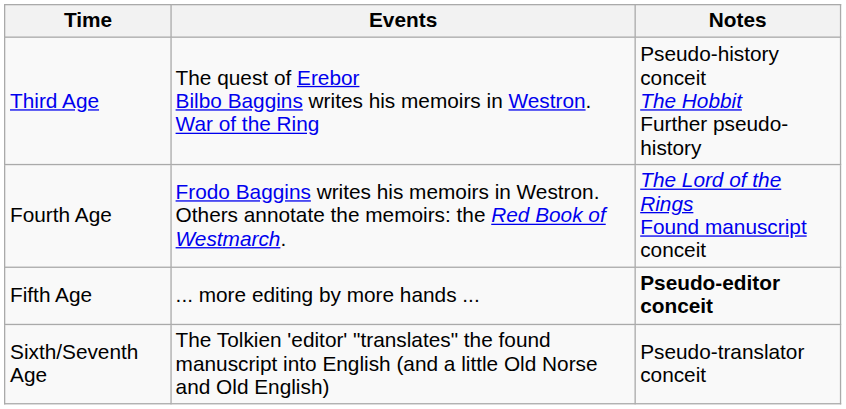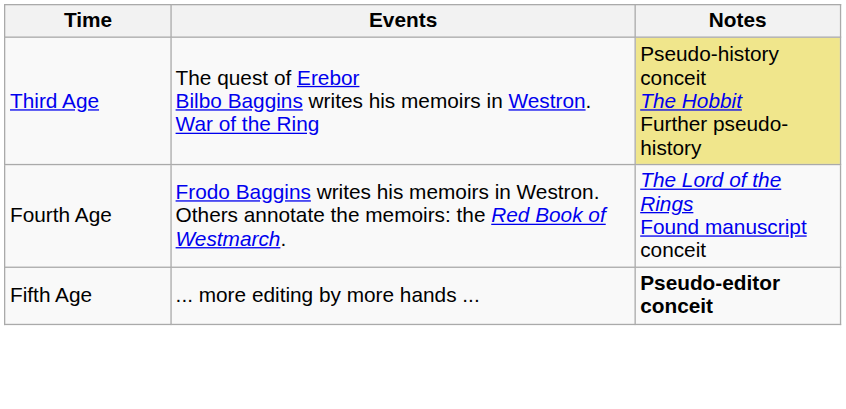(714, 100) no background -> (714, 100) khaki background
- row: (74, 363)
